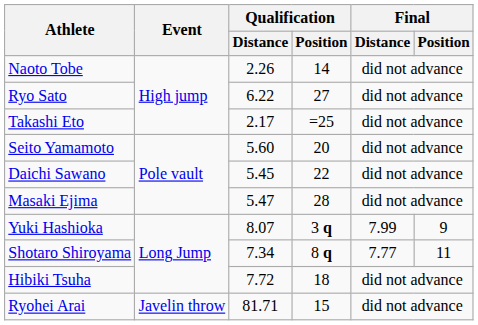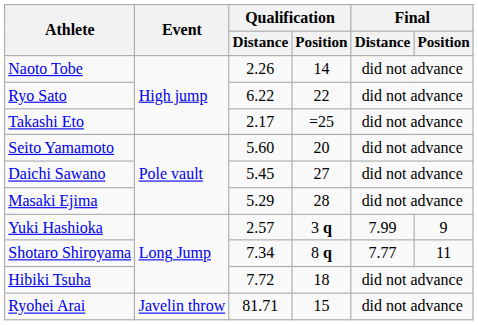(321, 95) 27 -> (321, 95) 22
(321, 174) 22 -> (321, 174) 27
(260, 201) 5.47 -> (260, 201) 5.29
(260, 227) 8.07 -> (260, 227) 2.57
